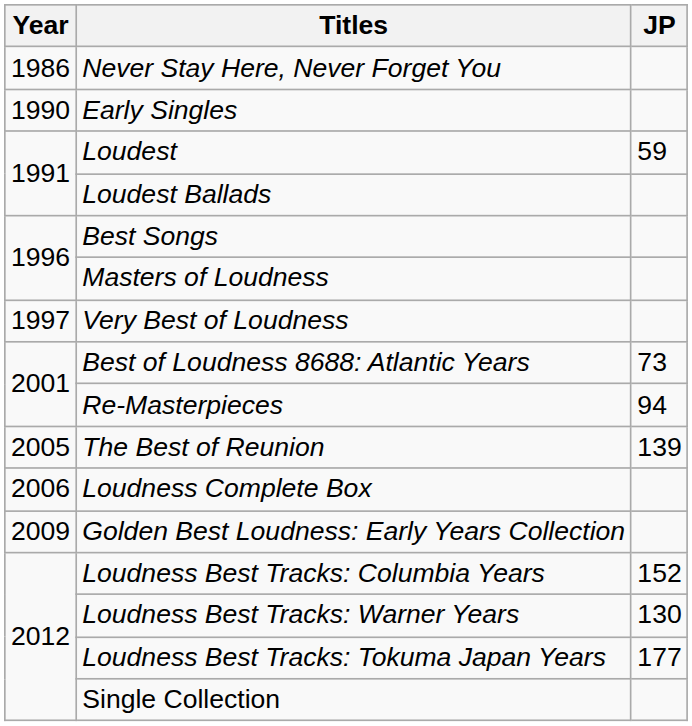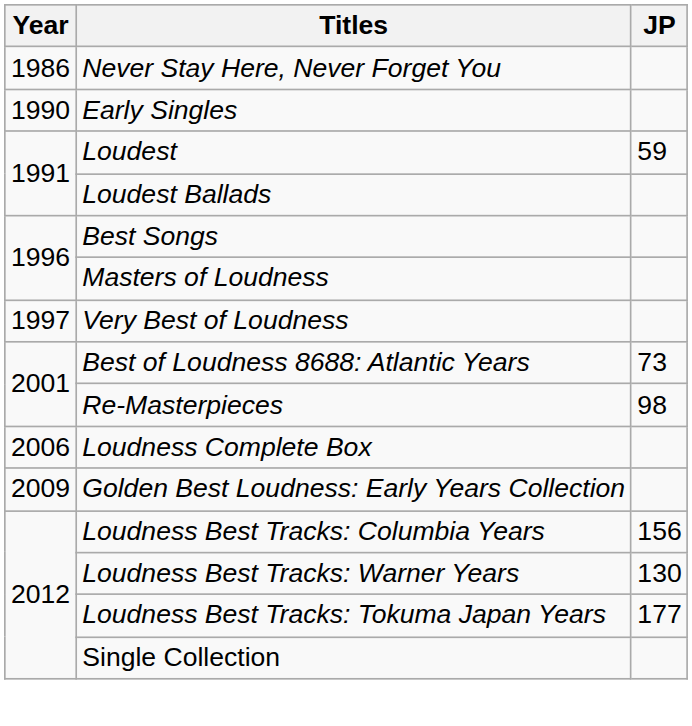(652, 404) 94 -> (652, 404) 98
- row: (203, 446)
(660, 573) 152 -> (660, 531) 156
